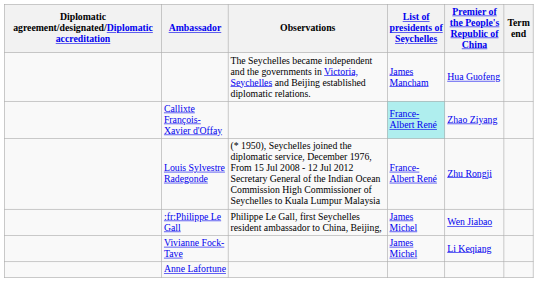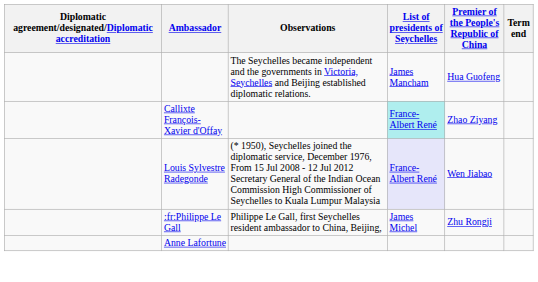(413, 173) no background -> (413, 173) lavender background
(470, 173) Zhu Rongji -> (470, 173) Wen Jiabao
(470, 222) Wen Jiabao -> (470, 222) Zhu Rongji
- row: (194, 248)
